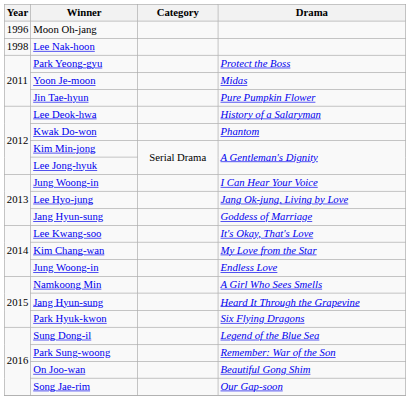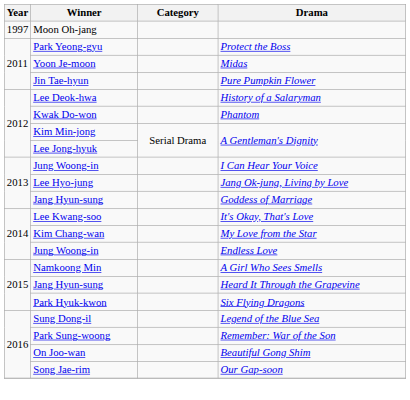(18, 30) 1996 -> (18, 30) 1997
- row: (64, 47)
